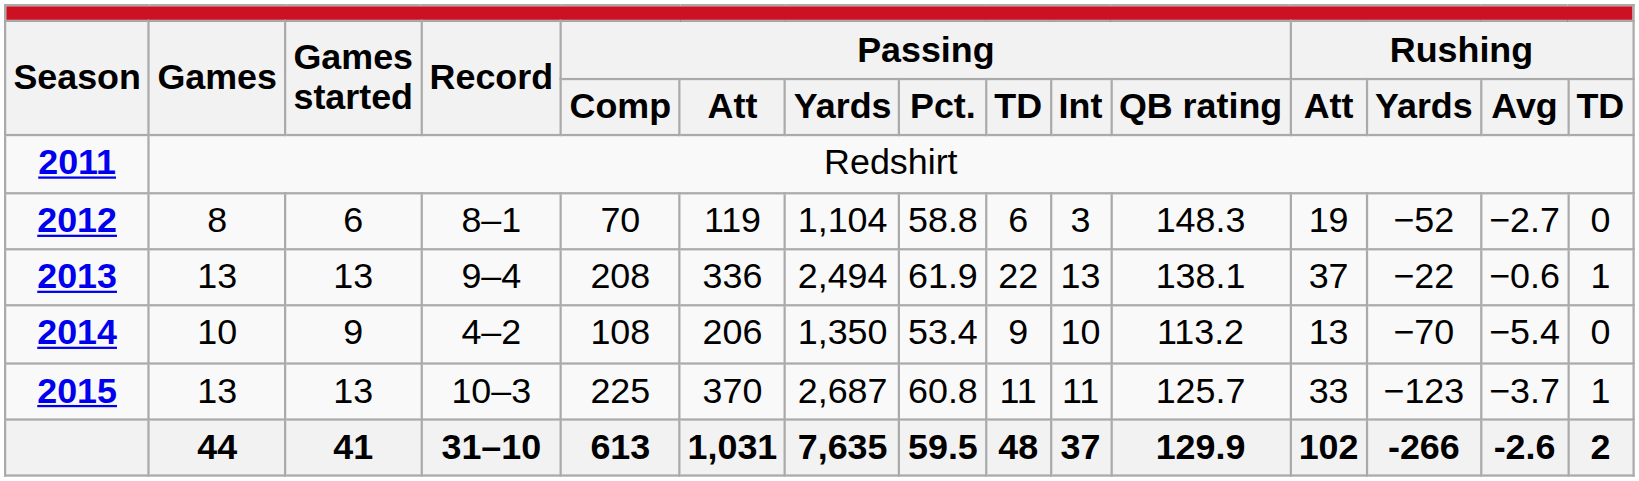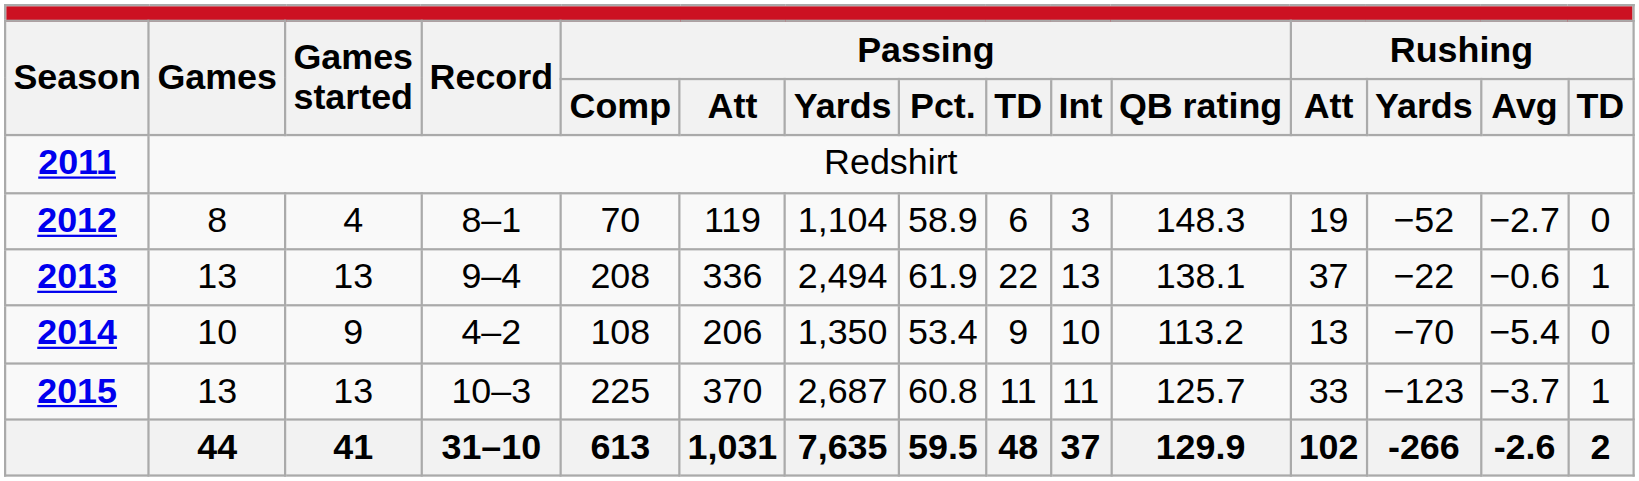(353, 219) 6 -> (353, 219) 4
(943, 219) 58.8 -> (943, 219) 58.9
